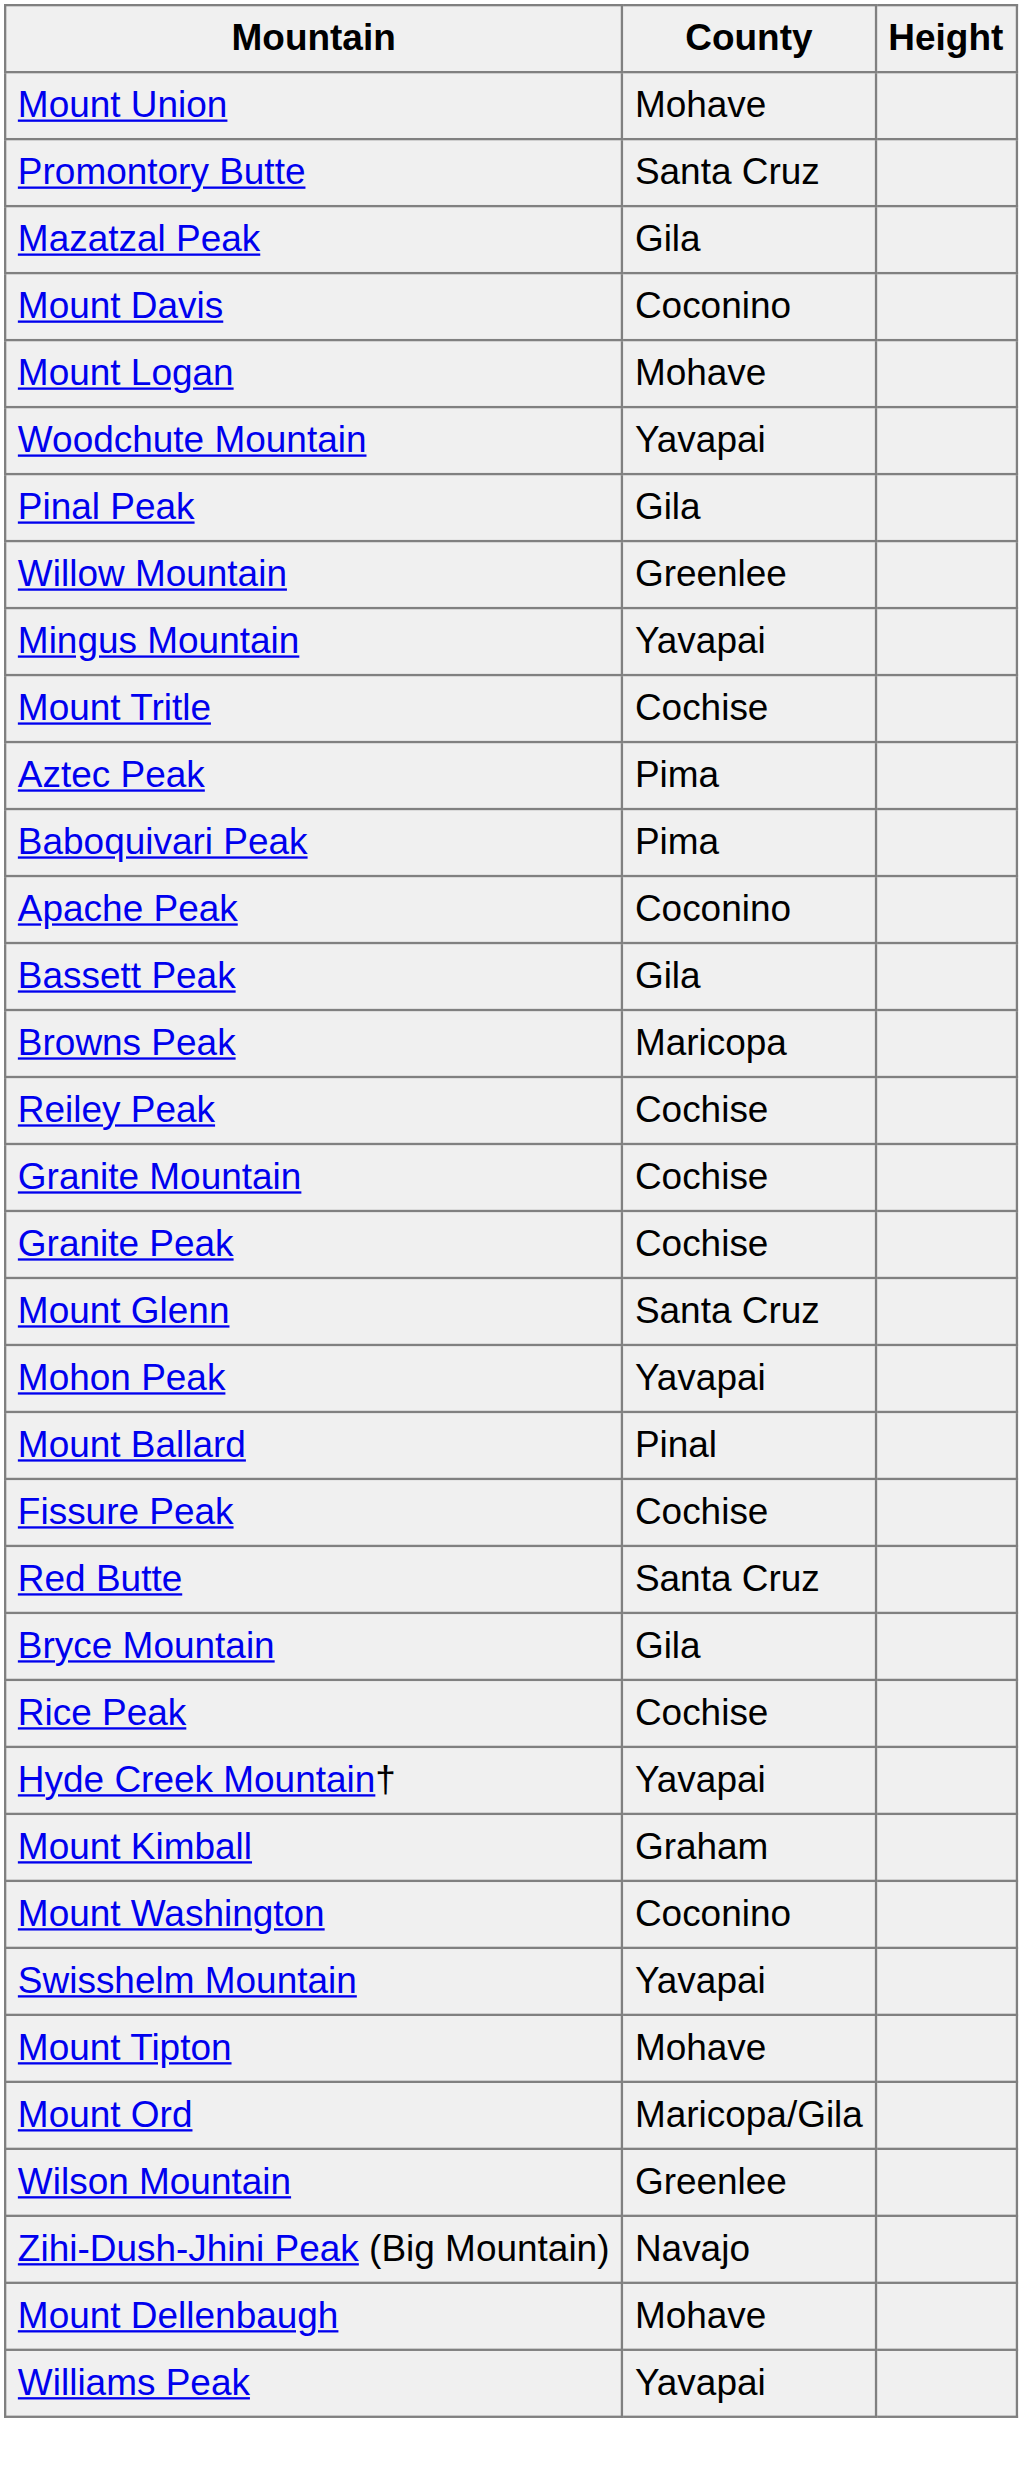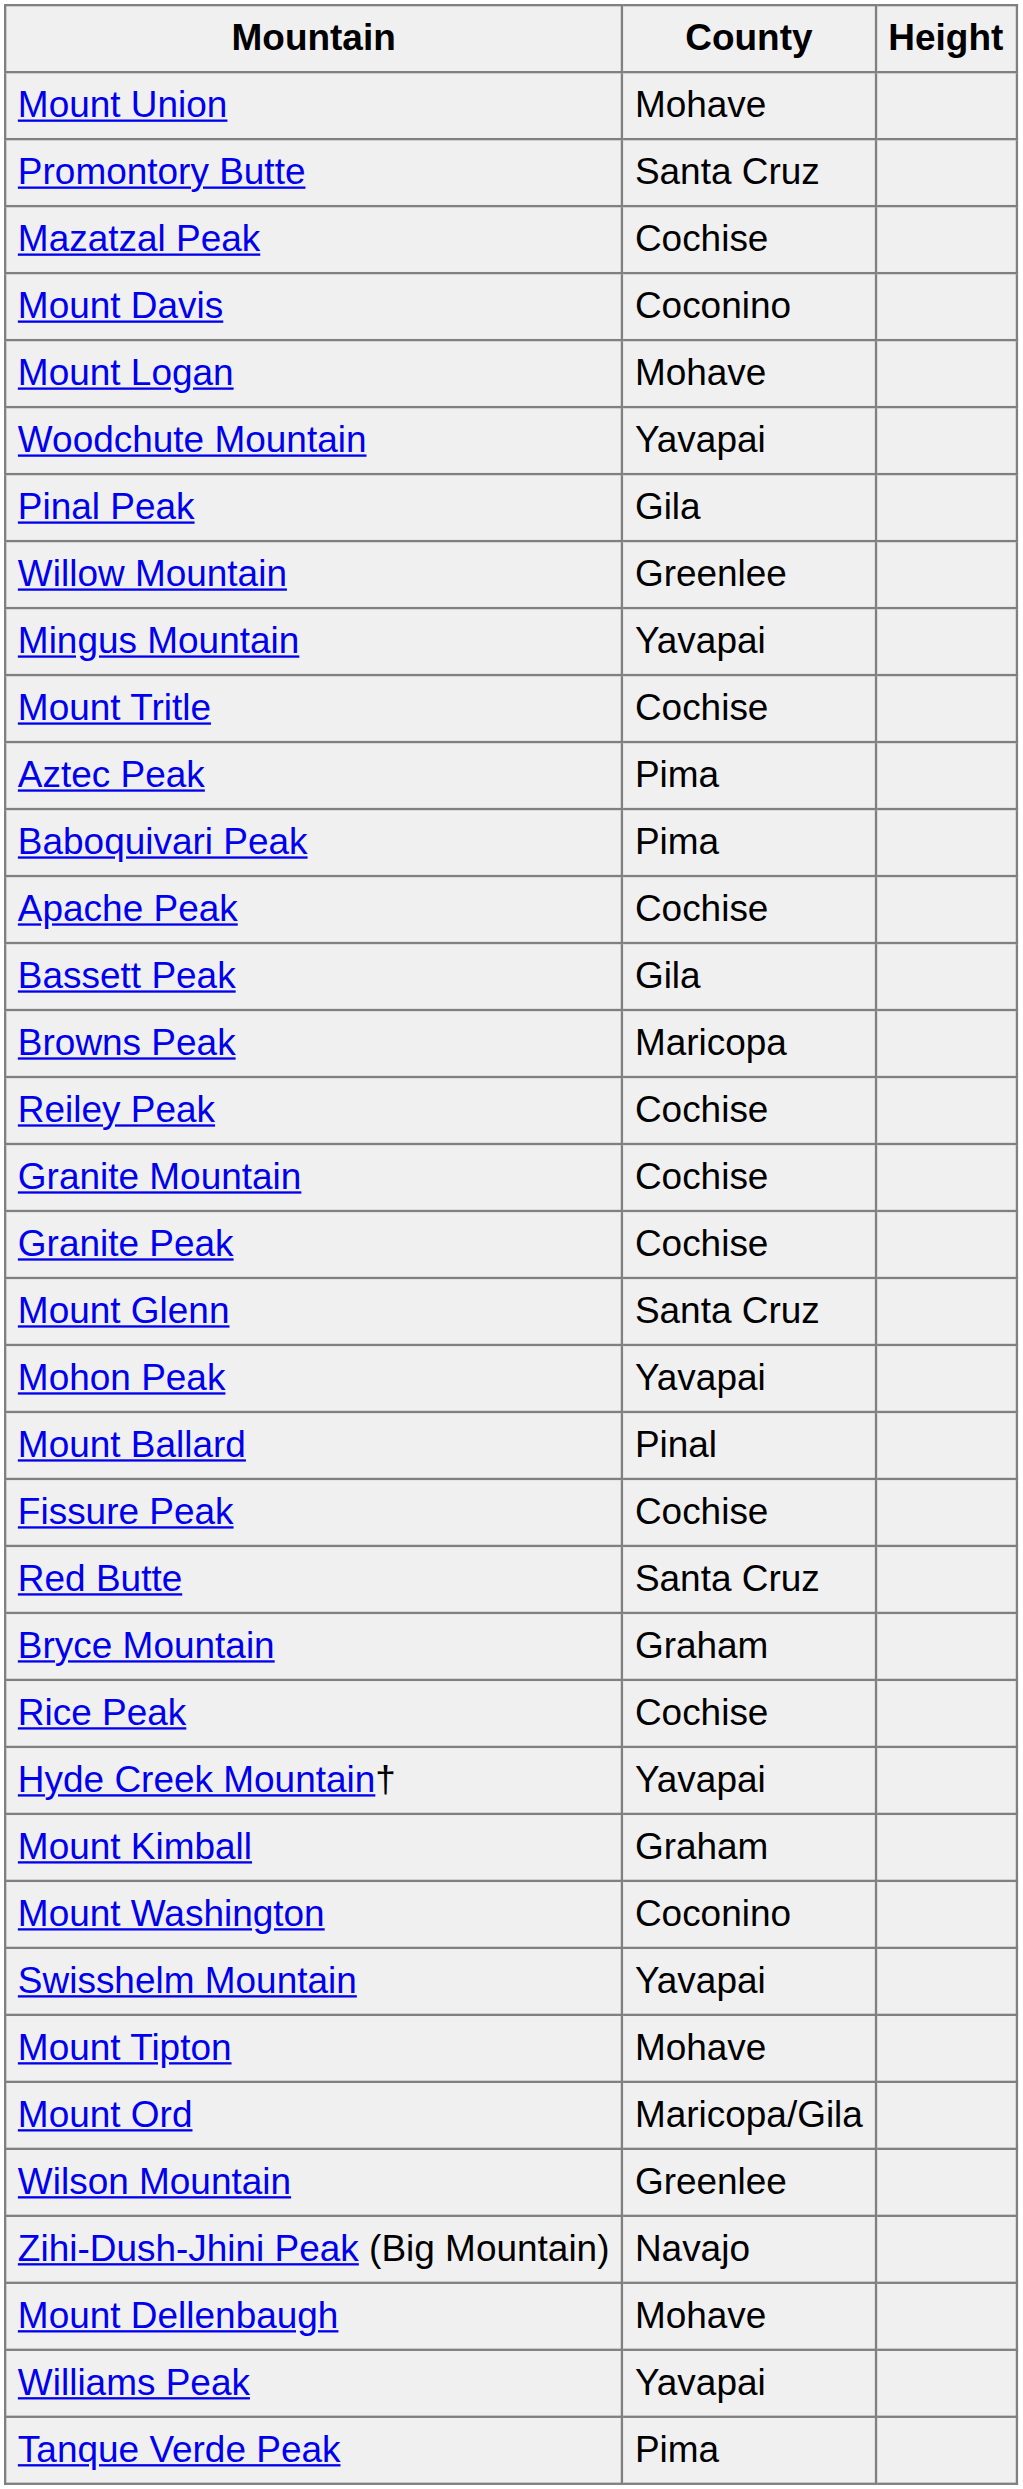(668, 238) Gila -> (702, 238) Cochise
(713, 908) Coconino -> (702, 908) Cochise
(668, 1645) Gila -> (702, 1645) Graham
+ row: (179, 2449)
